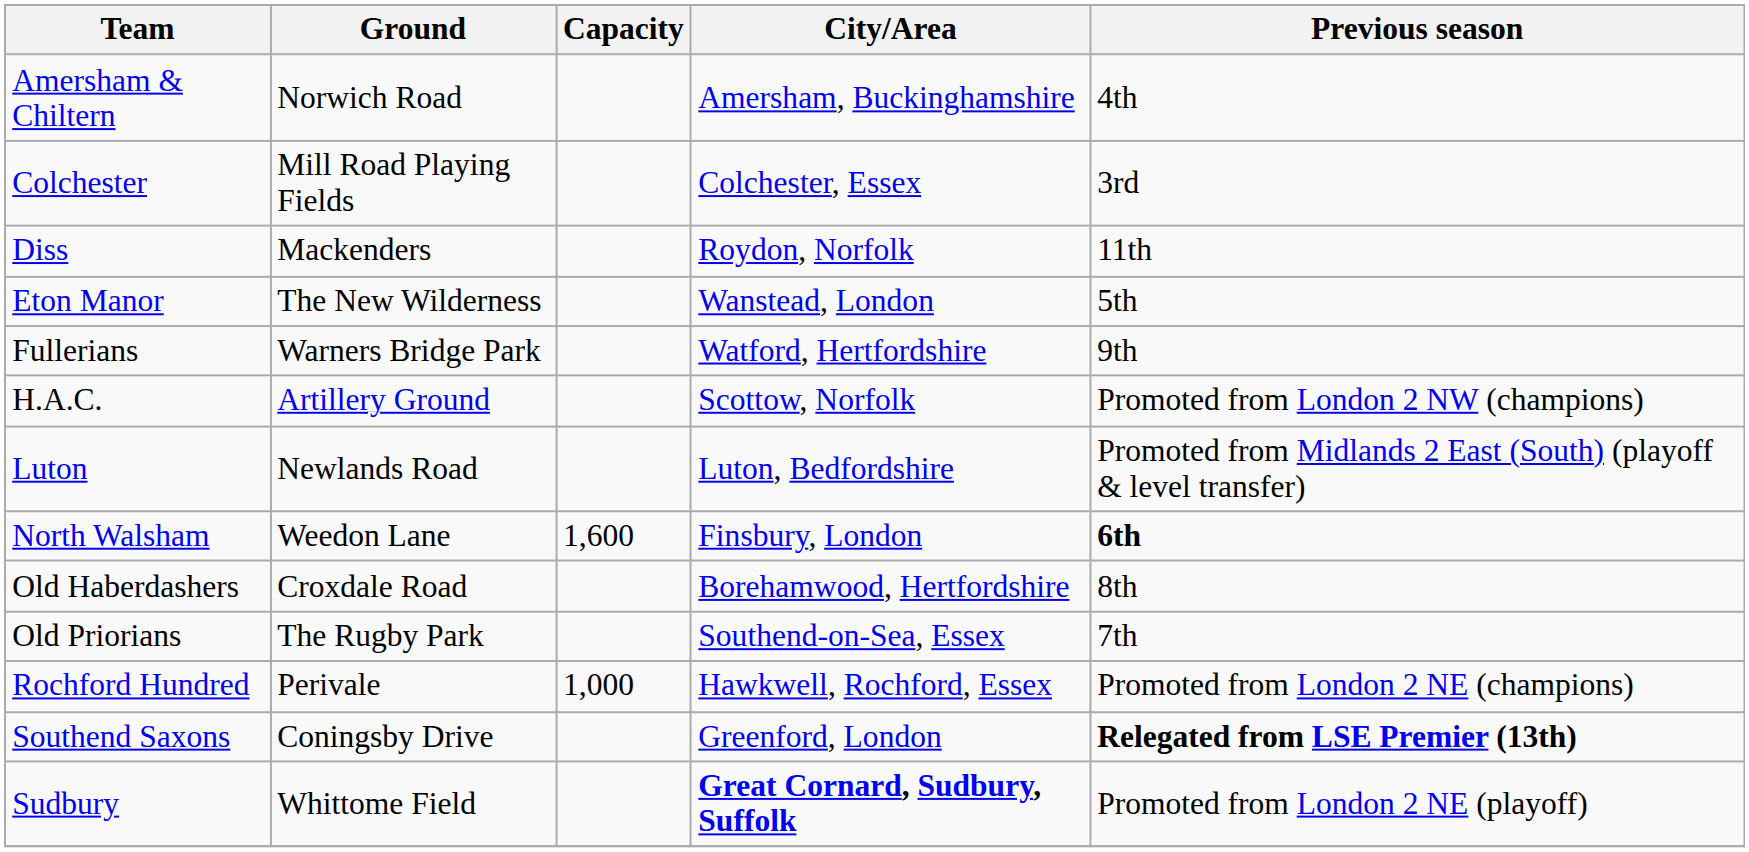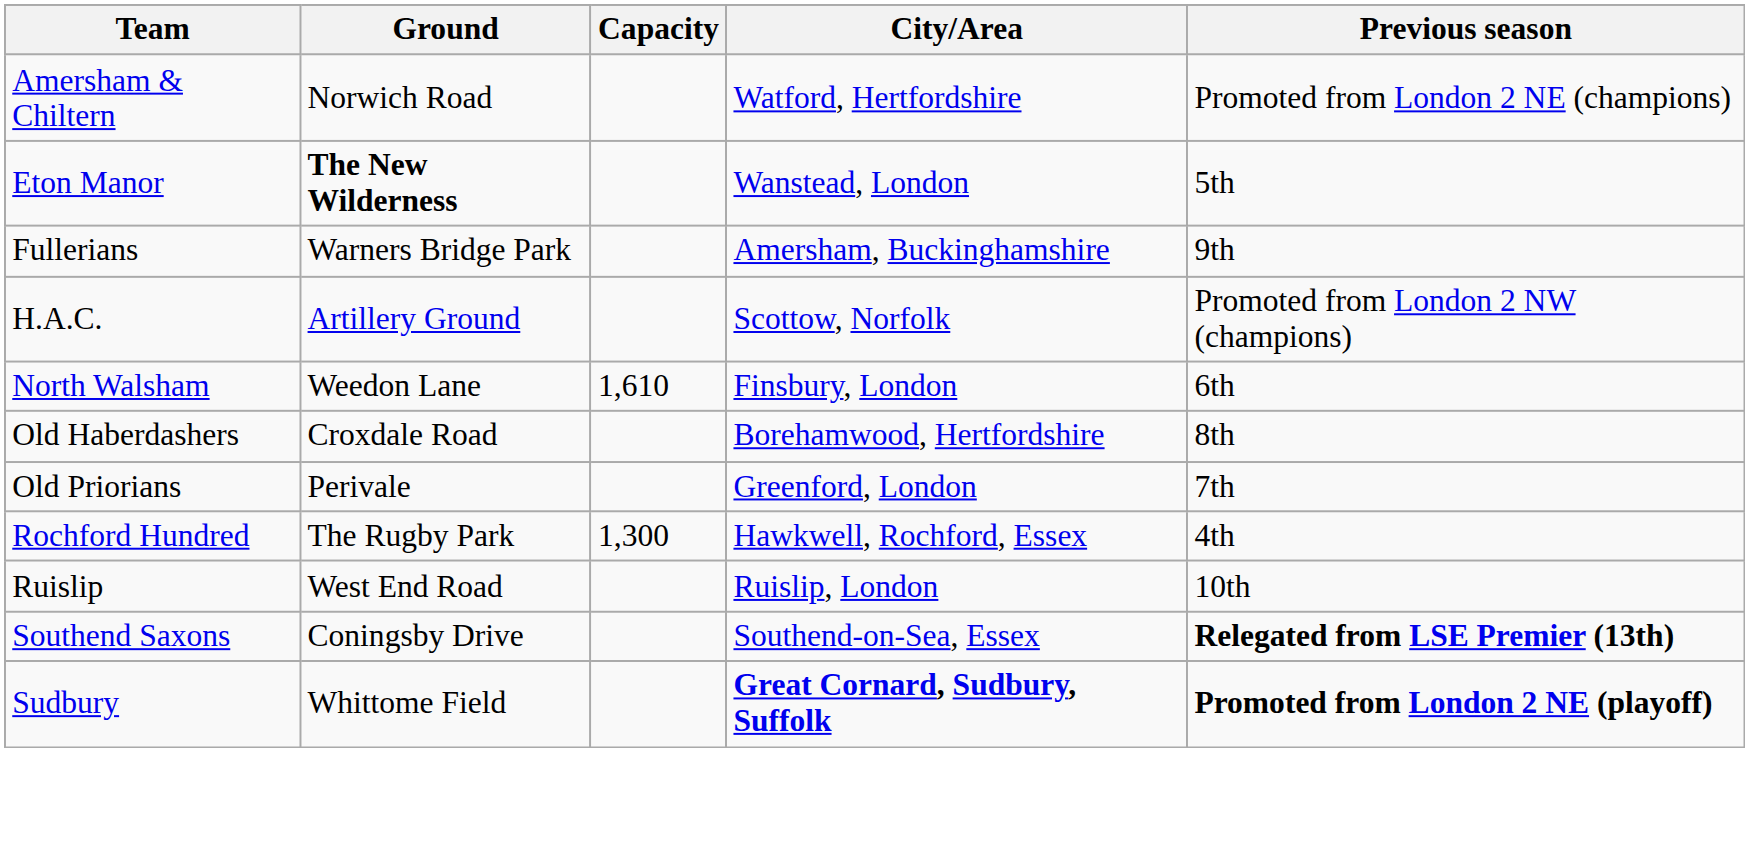(887, 97) Amersham, Buckinghamshire -> (877, 97) Watford, Hertfordshire
(1117, 97) 4th -> (1463, 97) Promoted from London 2 NE (champions)
- row: (80, 182)
- row: (40, 250)
(409, 300) normal -> (383, 182) bold
(842, 350) Watford, Hertfordshire -> (922, 250) Amersham, Buckinghamshire
- row: (50, 468)
(598, 535) 1,600 -> (634, 385) 1,610
(1119, 535) bold -> (1215, 385) normal
(381, 635) The Rugby Park -> (359, 485) Perivale
(852, 635) Southend-on-Sea, Essex -> (855, 485) Greenford, London
(329, 685) Perivale -> (411, 535) The Rugby Park
(598, 685) 1,000 -> (634, 535) 1,300
(1365, 685) Promoted from London 2 NE (champions) -> (1215, 535) 4th
+ row: (58, 585)
(820, 735) Greenford, London -> (887, 635) Southend-on-Sea, Essex
(1342, 803) normal -> (1453, 703) bold
